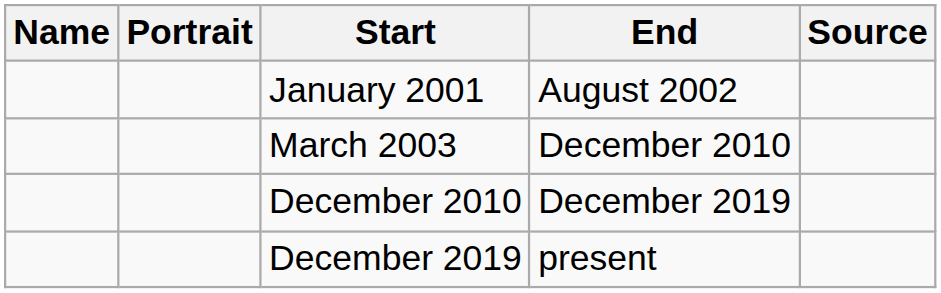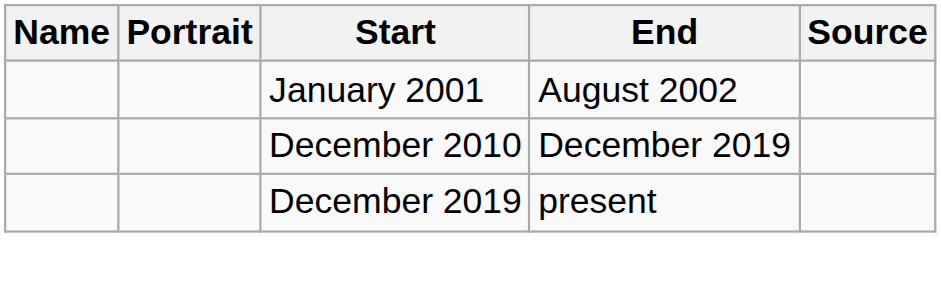- row: (363, 145)
